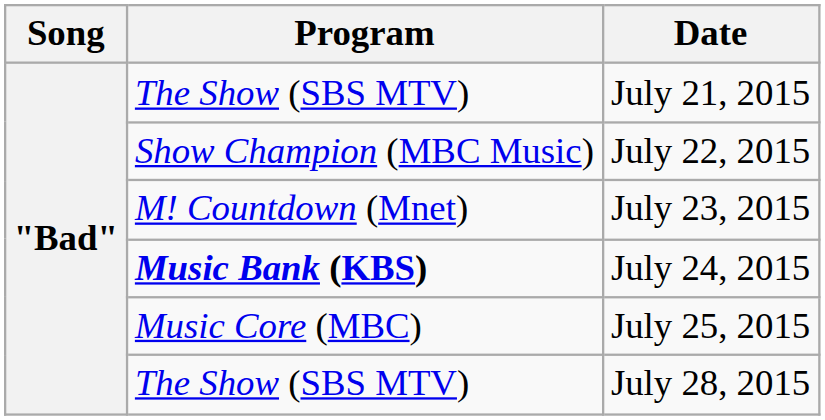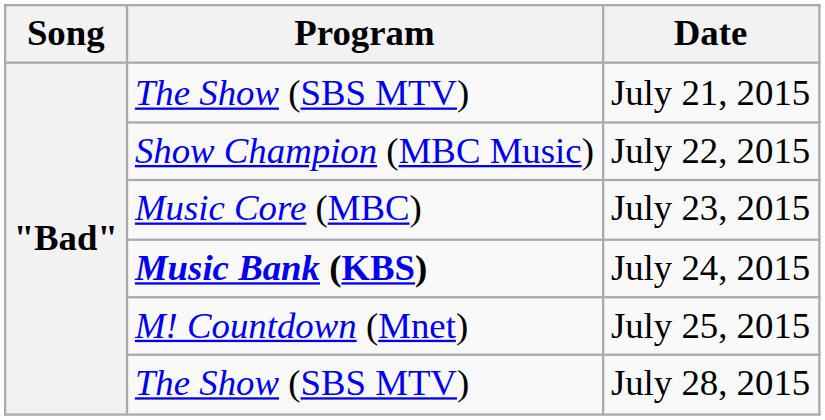(302, 208) M! Countdown (Mnet) -> (278, 208) Music Core (MBC)
(278, 325) Music Core (MBC) -> (302, 325) M! Countdown (Mnet)
